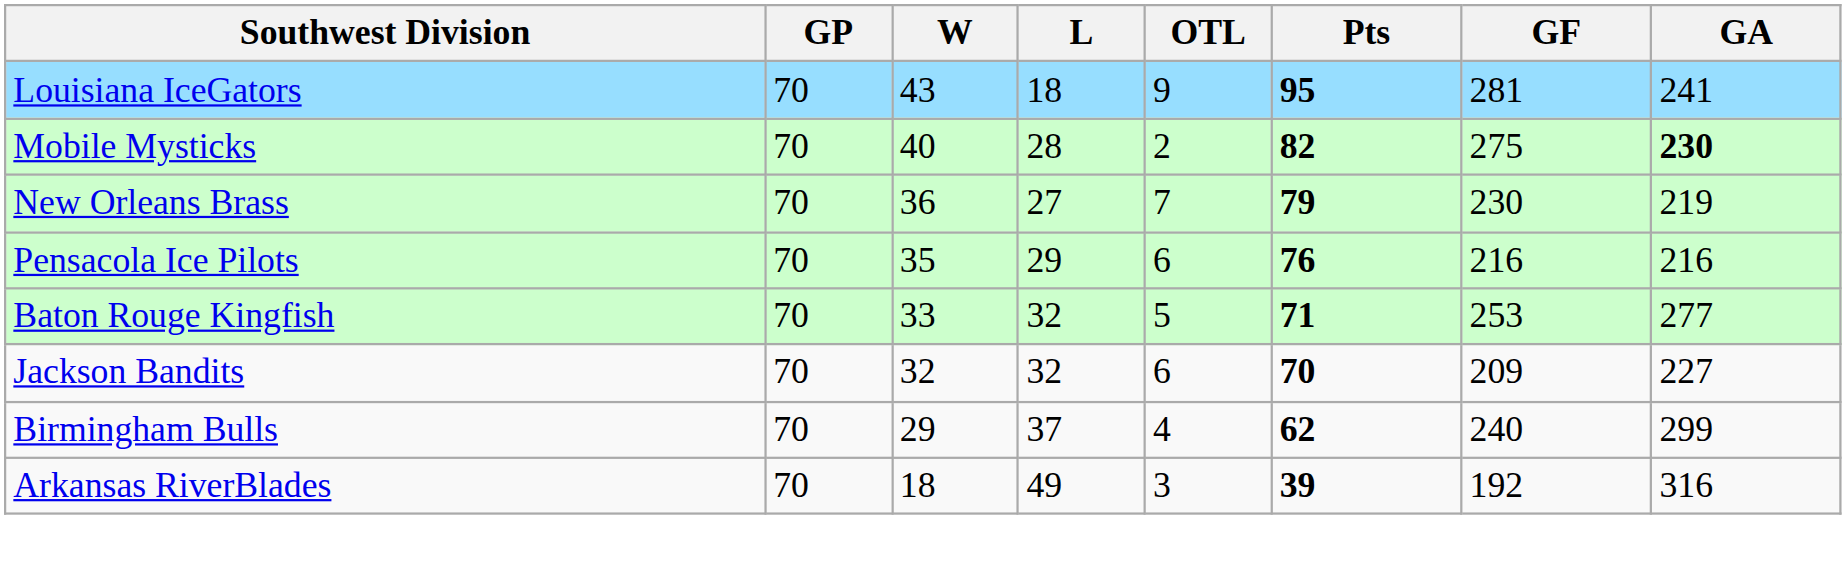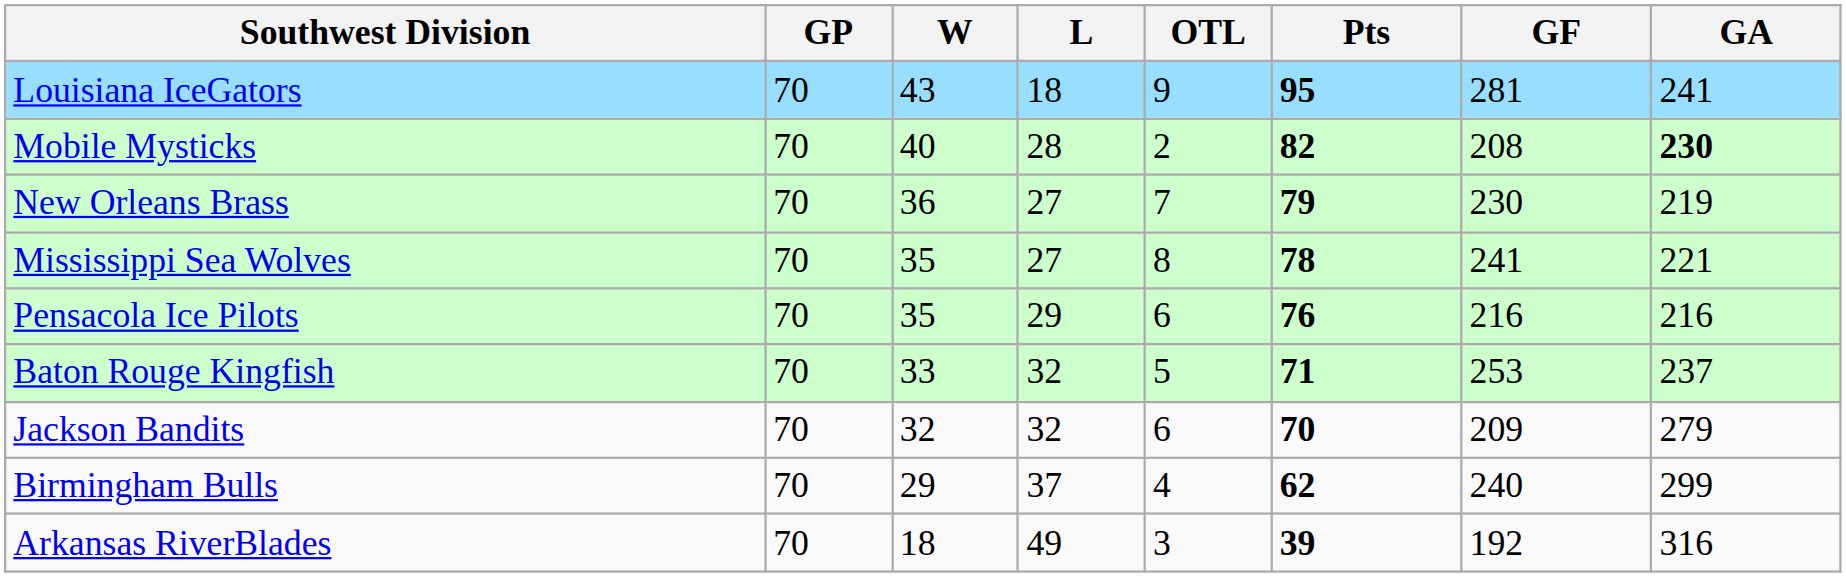(1496, 145) 275 -> (1496, 145) 208
+ row: (182, 259)
(1686, 315) 277 -> (1686, 372) 237
(1686, 372) 227 -> (1686, 428) 279
